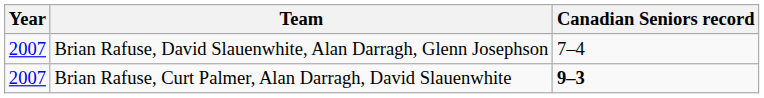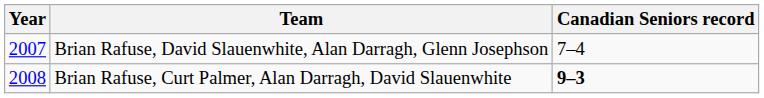(27, 78) 2007 -> (27, 78) 2008
